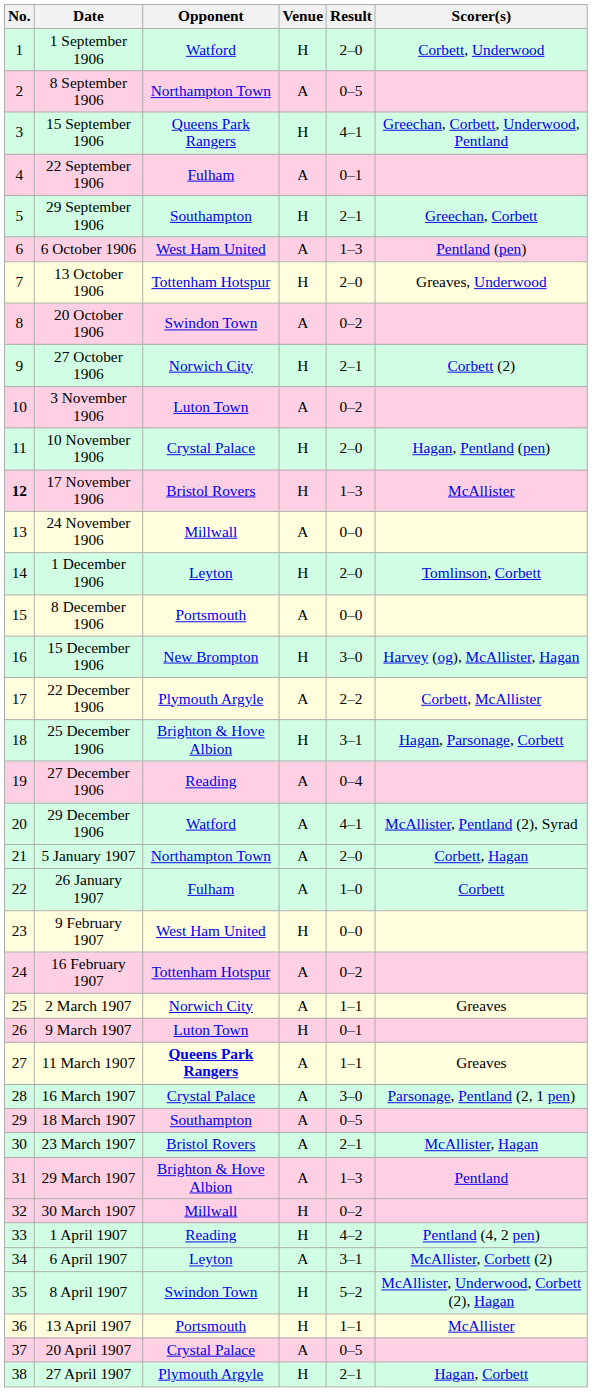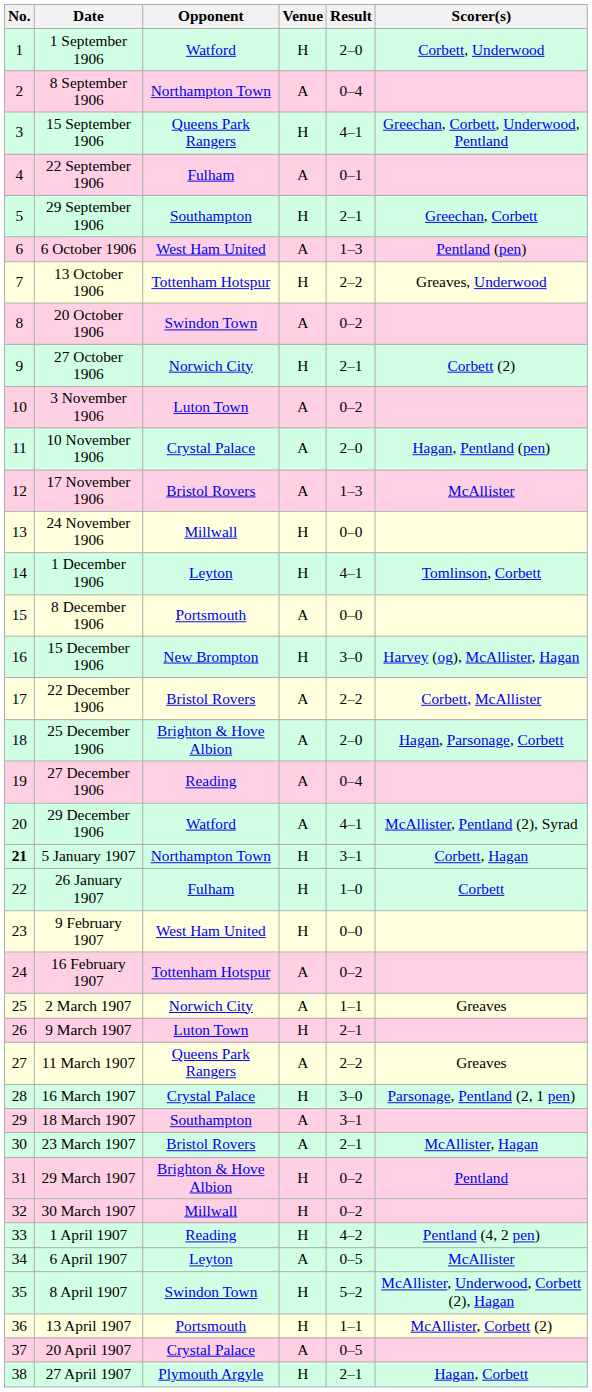(351, 91) 0–5 -> (351, 91) 0–4
(351, 282) 2–0 -> (351, 282) 2–2
(303, 448) H -> (303, 448) A
(19, 490) bold -> (19, 490) normal
(303, 490) H -> (303, 490) A
(303, 532) A -> (303, 532) H
(351, 573) 2–0 -> (351, 573) 4–1
(211, 698) Plymouth Argyle -> (211, 698) Bristol Rovers
(303, 740) H -> (303, 740) A
(351, 740) 3–1 -> (351, 740) 2–0
(19, 856) normal -> (19, 856) bold
(303, 856) A -> (303, 856) H
(351, 856) 2–0 -> (351, 856) 3–1
(303, 889) A -> (303, 889) H
(351, 1030) 0–1 -> (351, 1030) 2–1
(211, 1063) bold -> (211, 1063) normal
(351, 1063) 1–1 -> (351, 1063) 2–2
(303, 1096) A -> (303, 1096) H
(351, 1120) 0–5 -> (351, 1120) 3–1
(303, 1177) A -> (303, 1177) H
(351, 1177) 1–3 -> (351, 1177) 0–2
(351, 1259) 3–1 -> (351, 1259) 0–5
(481, 1259) McAllister, Corbett (2) -> (481, 1259) McAllister
(481, 1325) McAllister -> (481, 1325) McAllister, Corbett (2)
